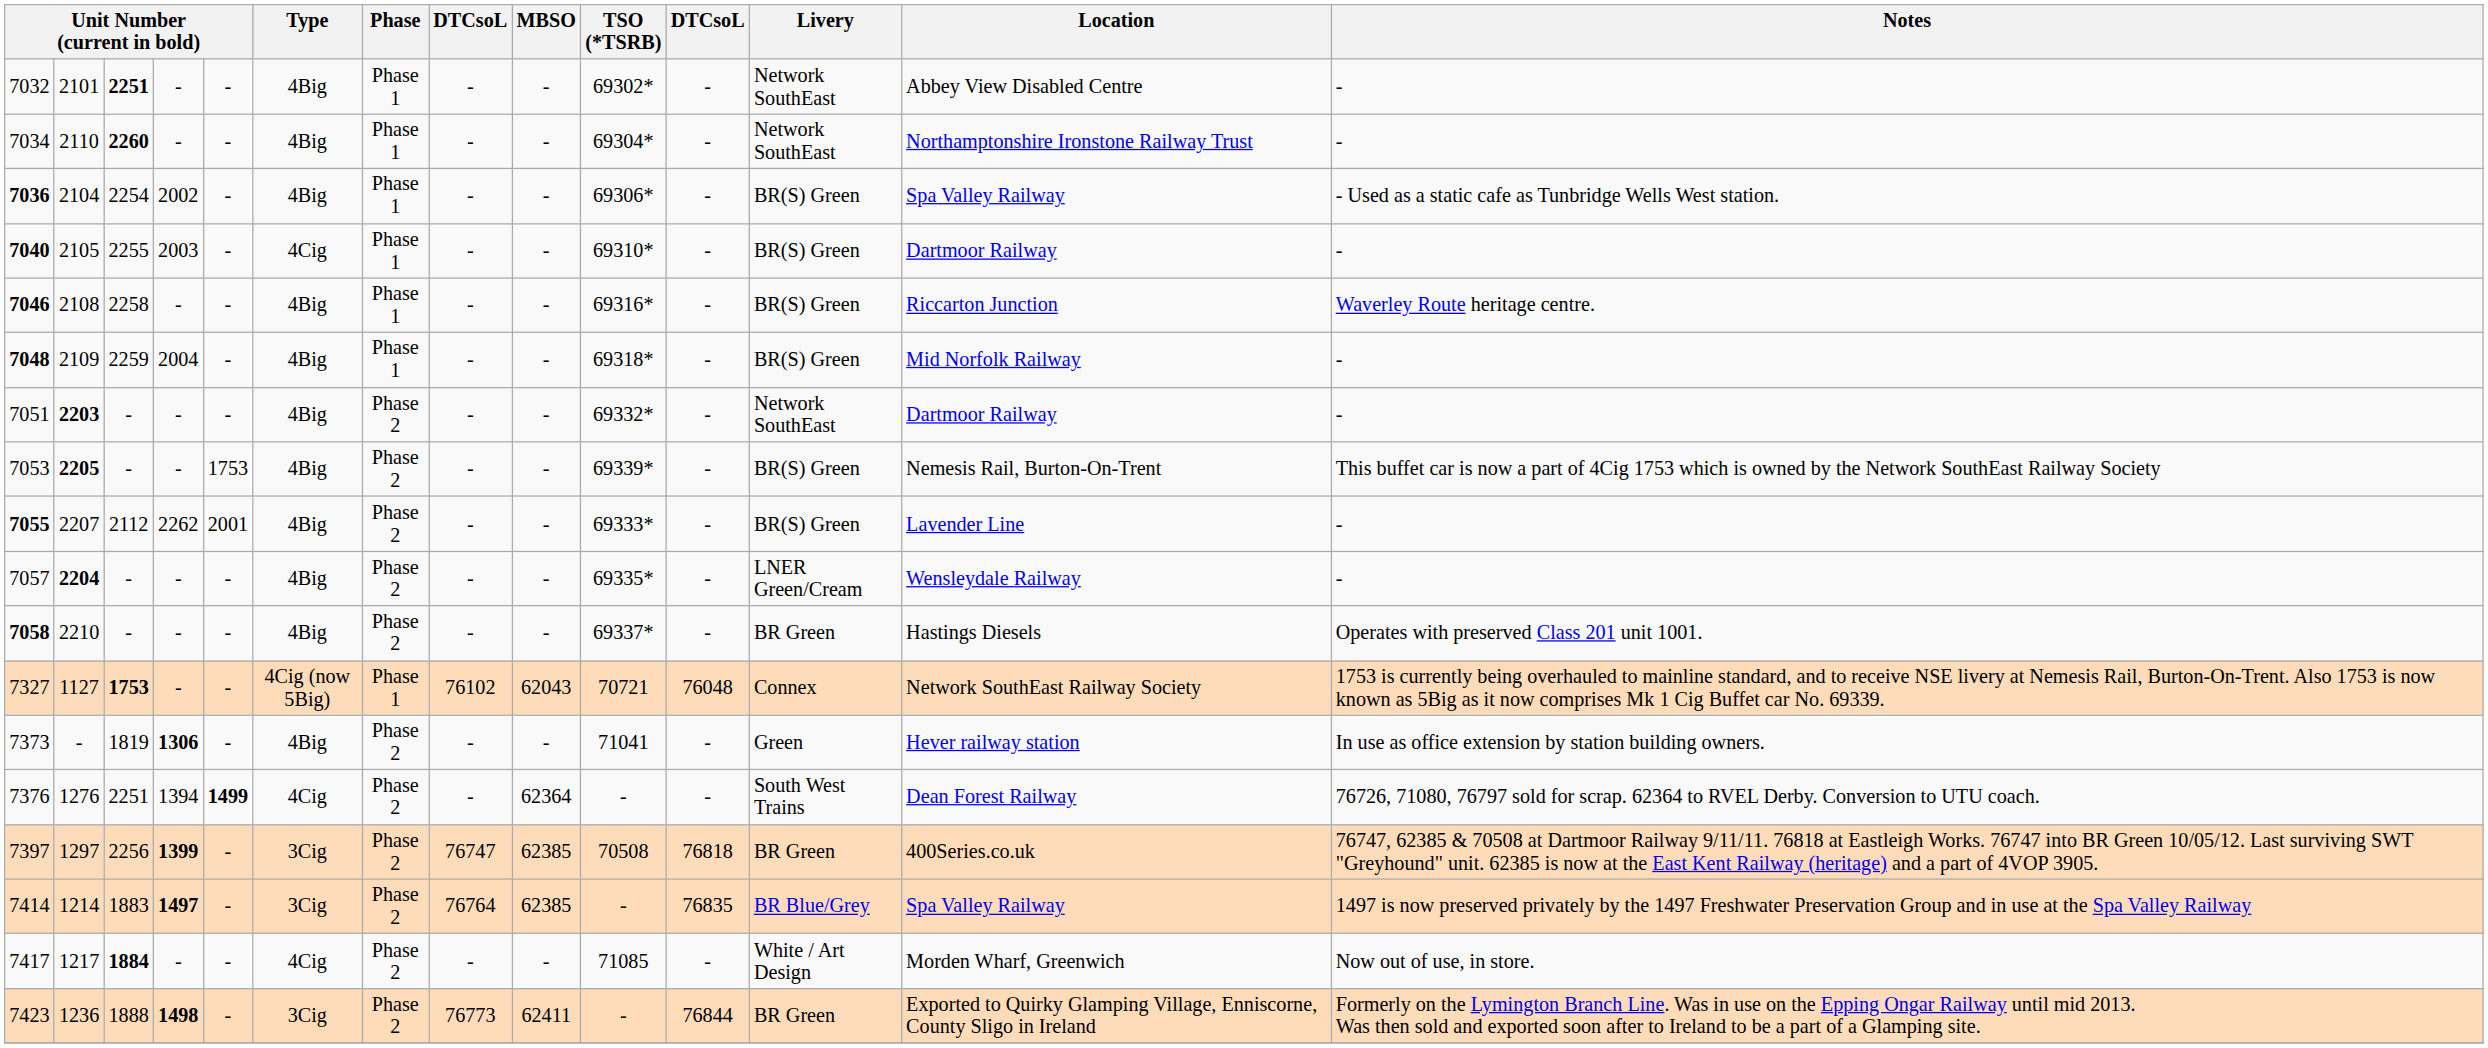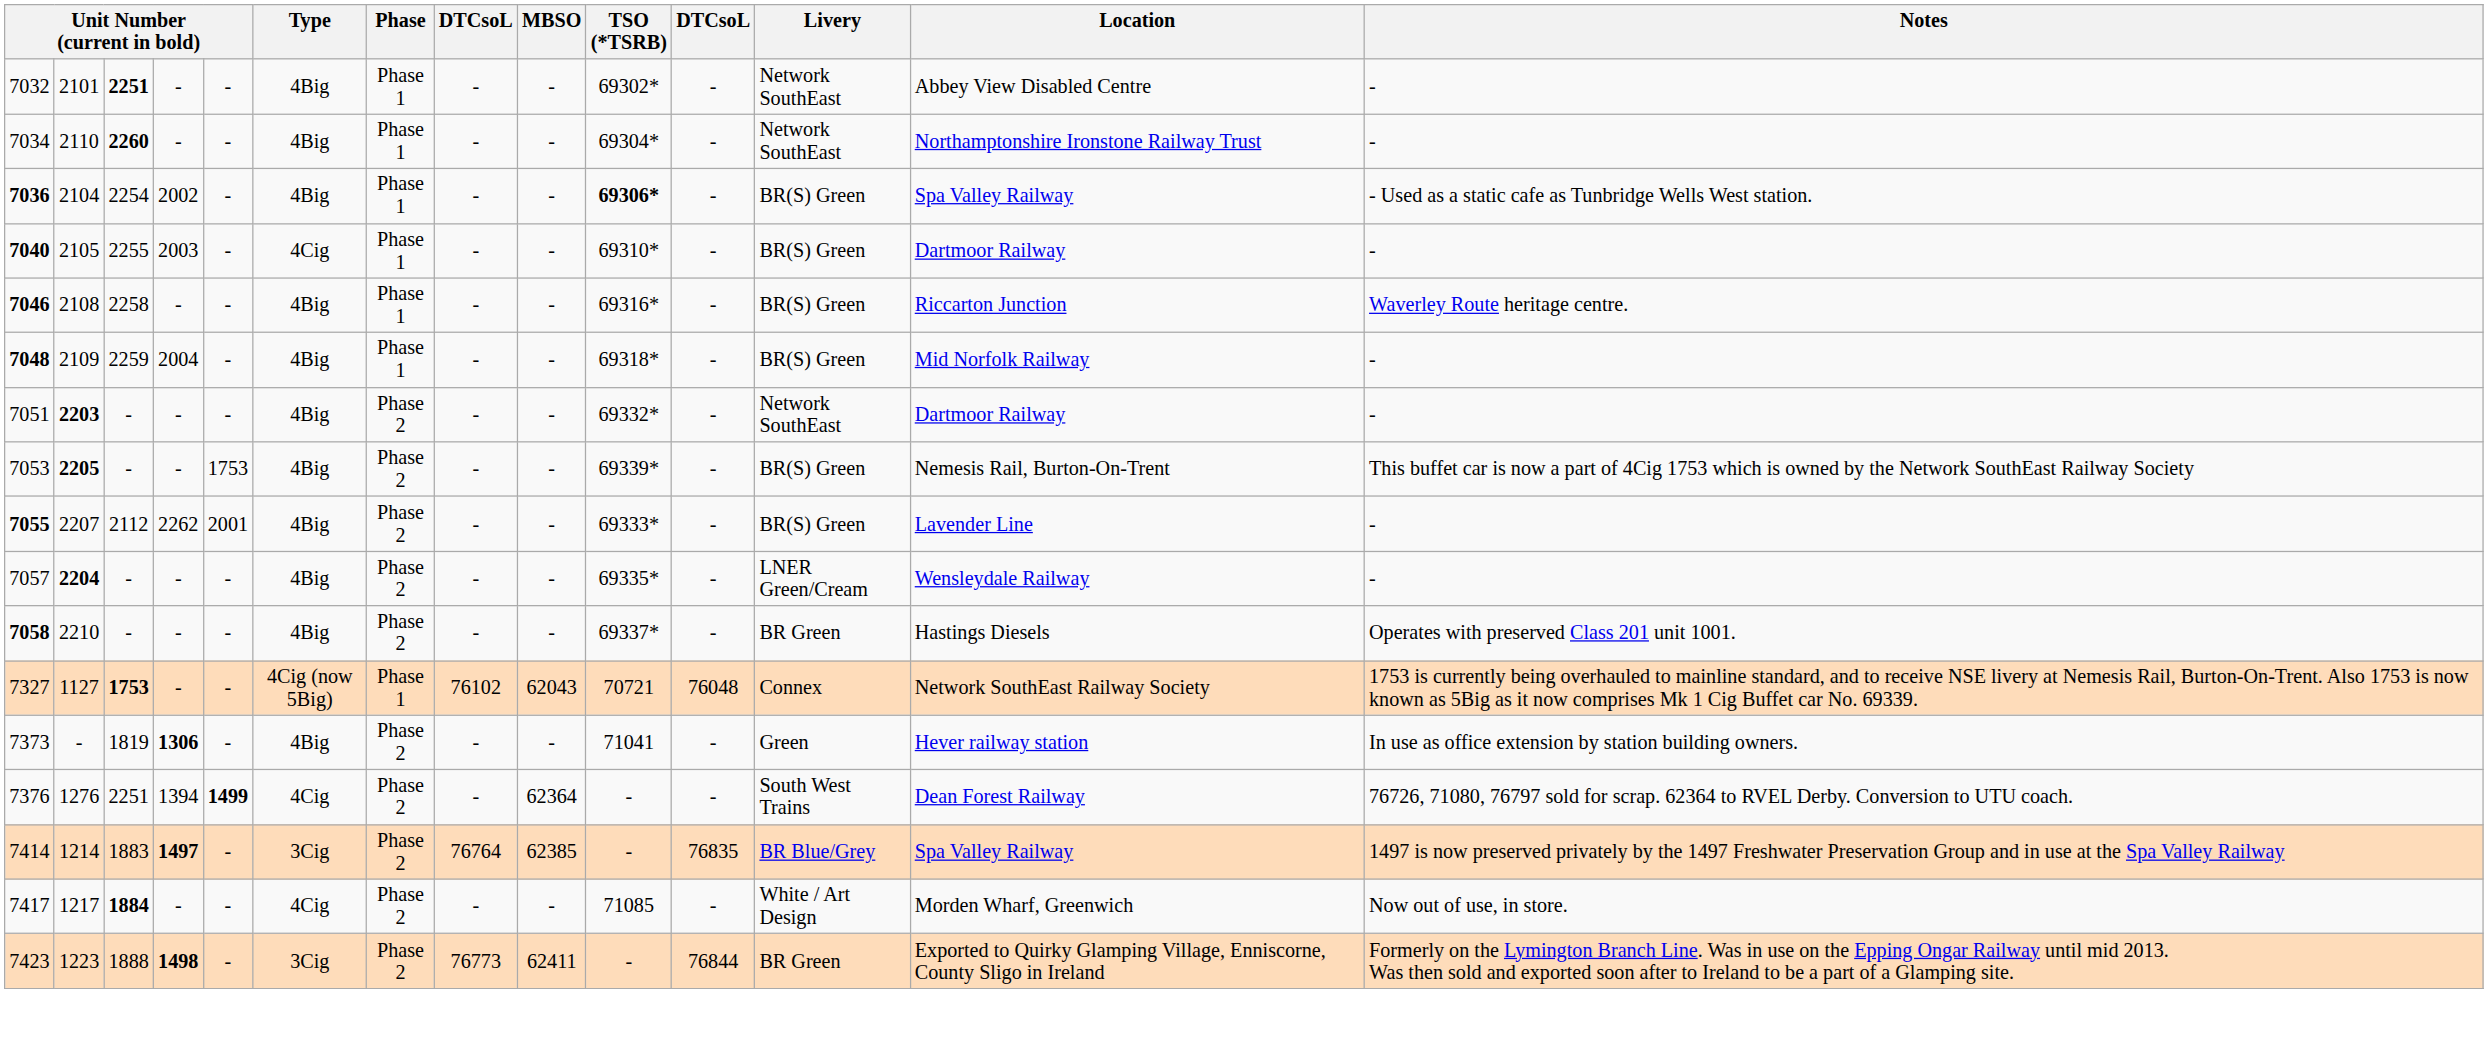(623, 195) normal -> (629, 195) bold
- row: (29, 851)
(79, 1015) 1236 -> (79, 960) 1223
